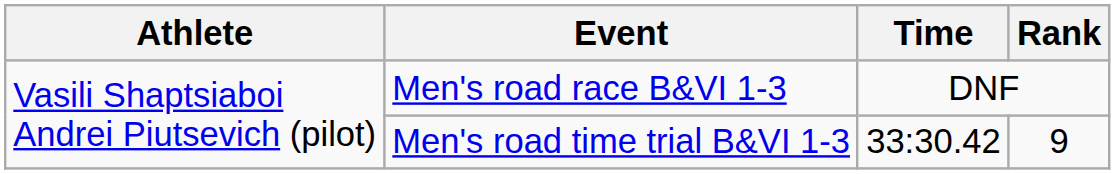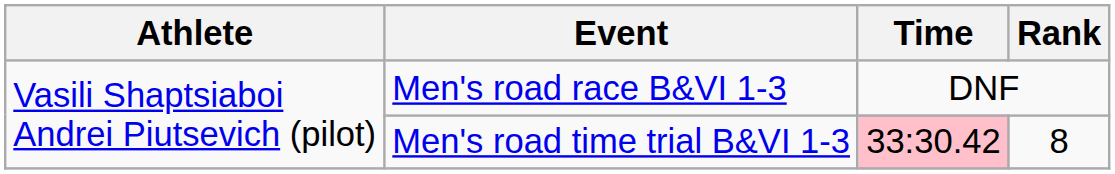(933, 142) no background -> (933, 142) pink background
(1059, 142) 9 -> (1059, 142) 8
